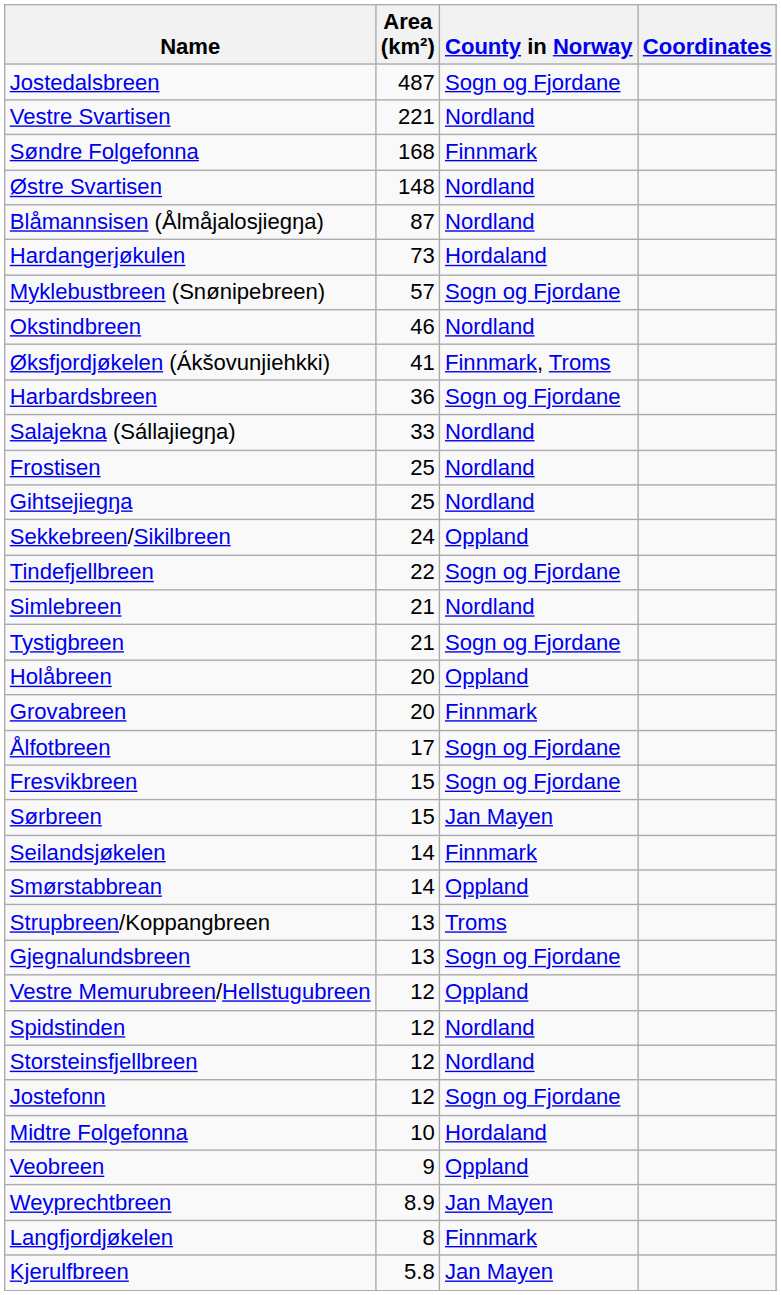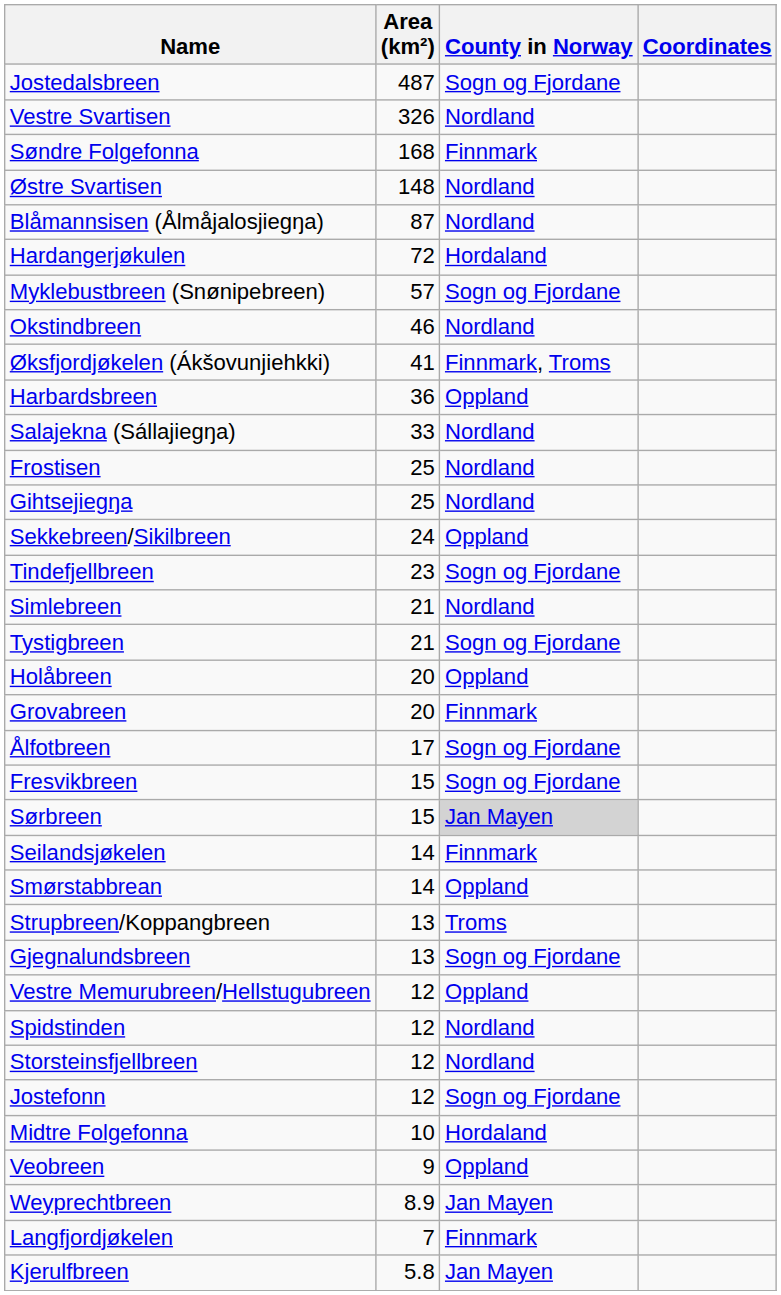(416, 116) 221 -> (416, 116) 326
(422, 256) 73 -> (422, 256) 72
(533, 397) Sogn og Fjordane -> (487, 397) Oppland
(422, 572) 22 -> (422, 572) 23
(499, 817) no background -> (499, 817) lightgrey background
(429, 1237) 8 -> (429, 1237) 7
